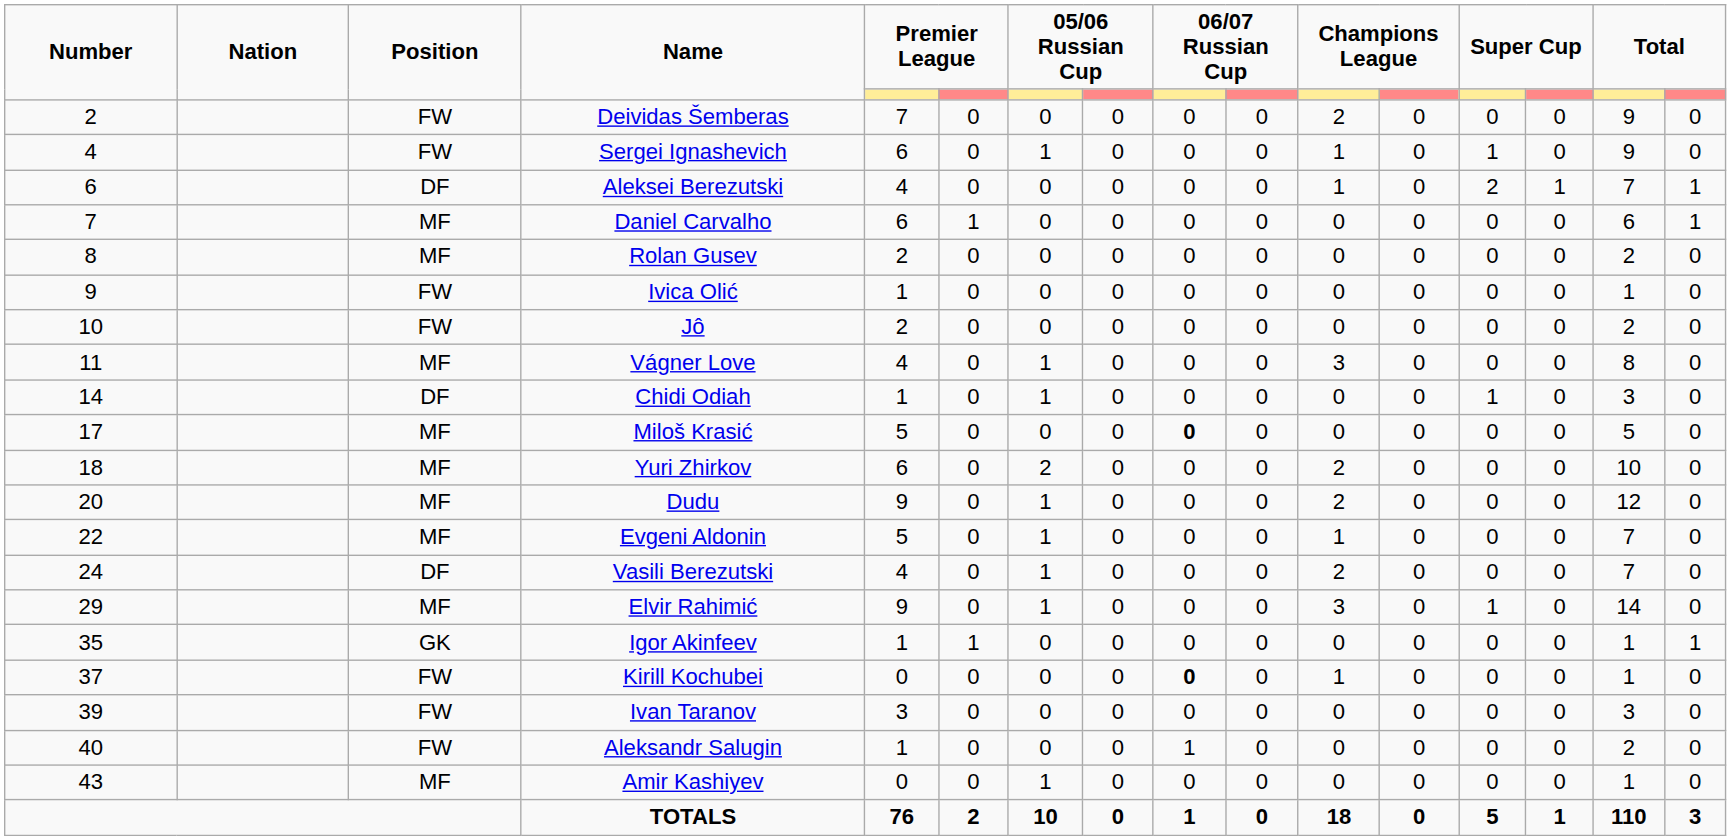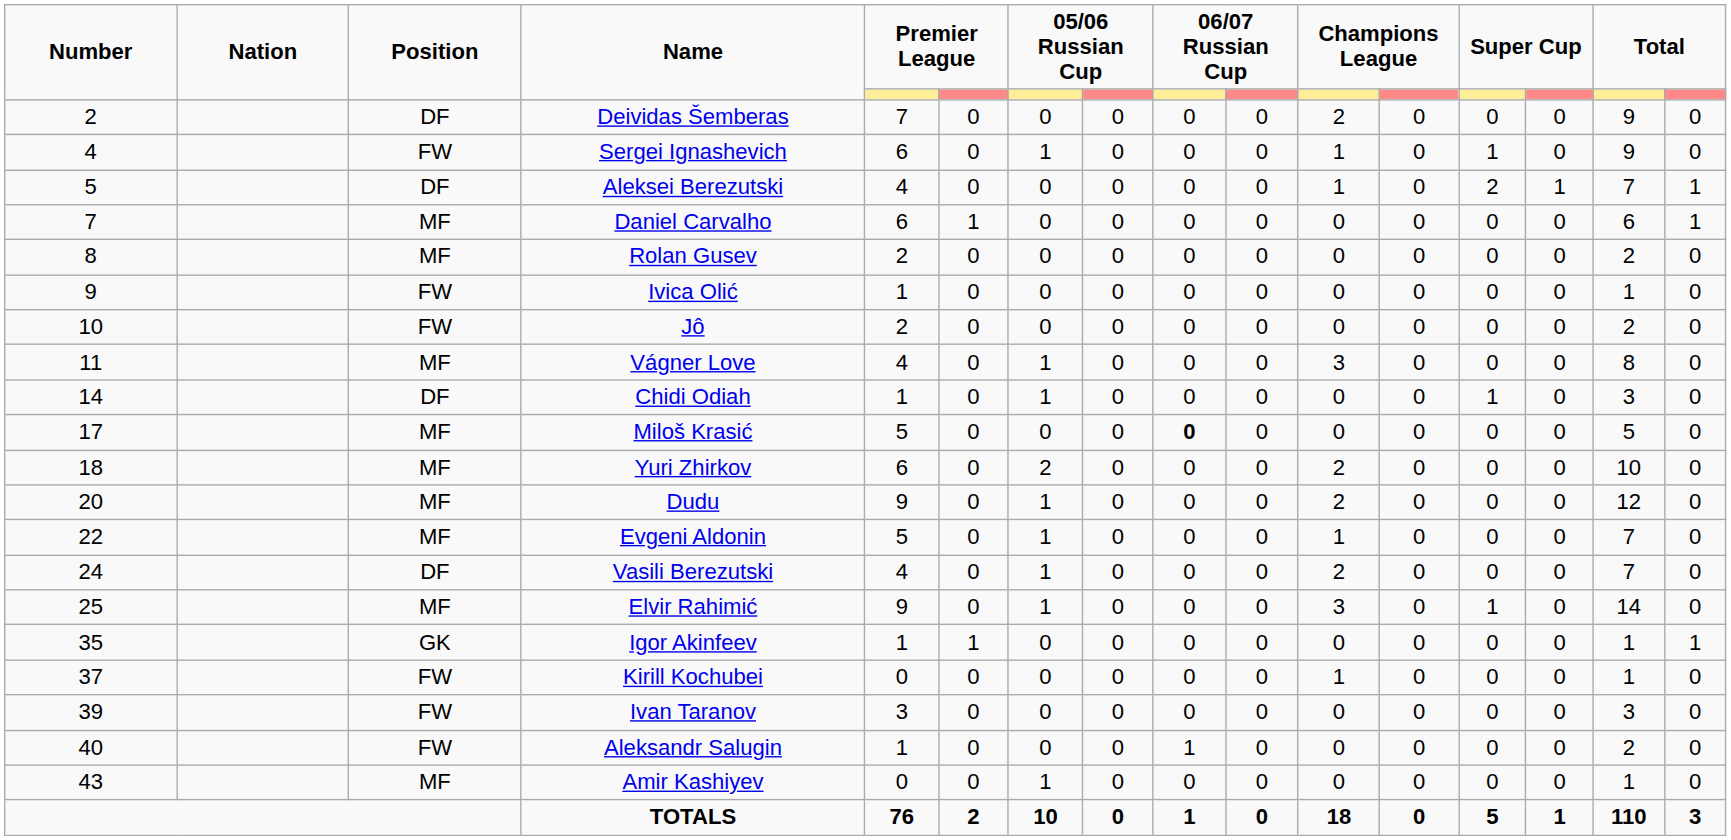(435, 116) FW -> (435, 116) DF
(91, 186) 6 -> (91, 186) 5
(91, 607) 29 -> (91, 607) 25
(1189, 677) bold -> (1189, 677) normal
